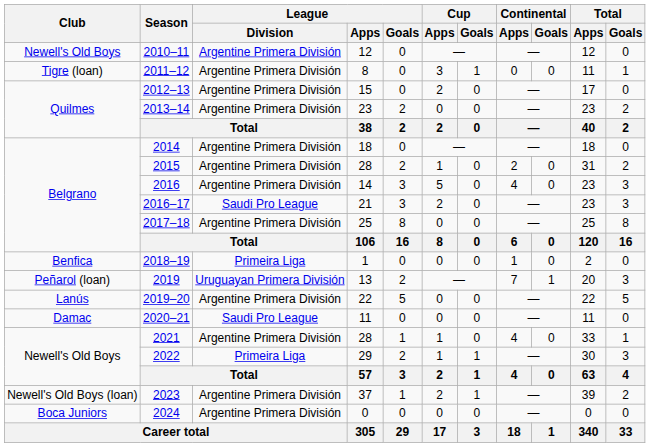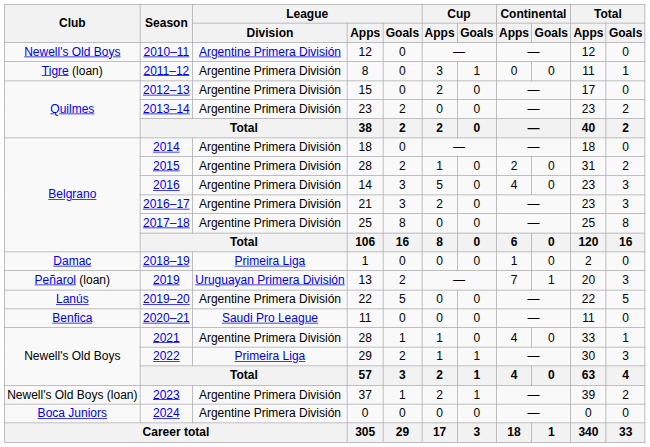(270, 204) Saudi Pro League -> (270, 204) Argentine Primera División
(72, 261) Benfica -> (72, 261) Damac
(72, 318) Damac -> (72, 318) Benfica
